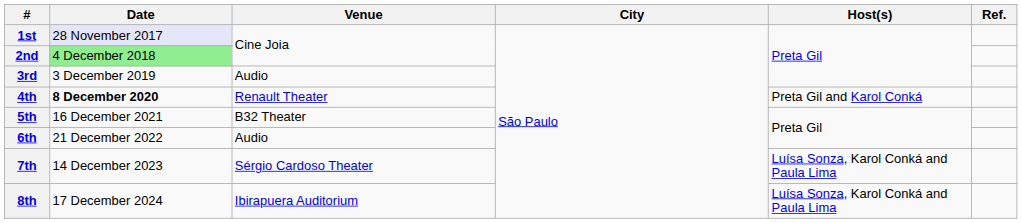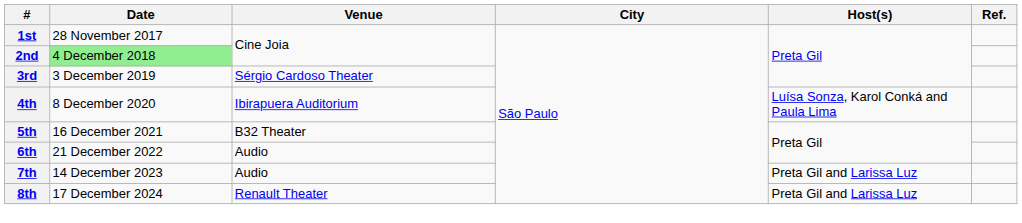(108, 35) lavender background -> (108, 35) no background
(251, 76) Audio -> (304, 76) Sérgio Cardoso Theater
(105, 96) bold -> (104, 104) normal
(281, 96) Renault Theater -> (296, 104) Ibirapuera Auditorium
(847, 96) Preta Gil and Karol Conká -> (859, 104) Luísa Sonza, Karol Conká and Paula Lima
(304, 165) Sérgio Cardoso Theater -> (251, 173) Audio
(859, 165) Luísa Sonza, Karol Conká and Paula Lima -> (844, 173) Preta Gil and Larissa Luz
(296, 201) Ibirapuera Auditorium -> (281, 193) Renault Theater
(859, 201) Luísa Sonza, Karol Conká and Paula Lima -> (844, 193) Preta Gil and Larissa Luz
